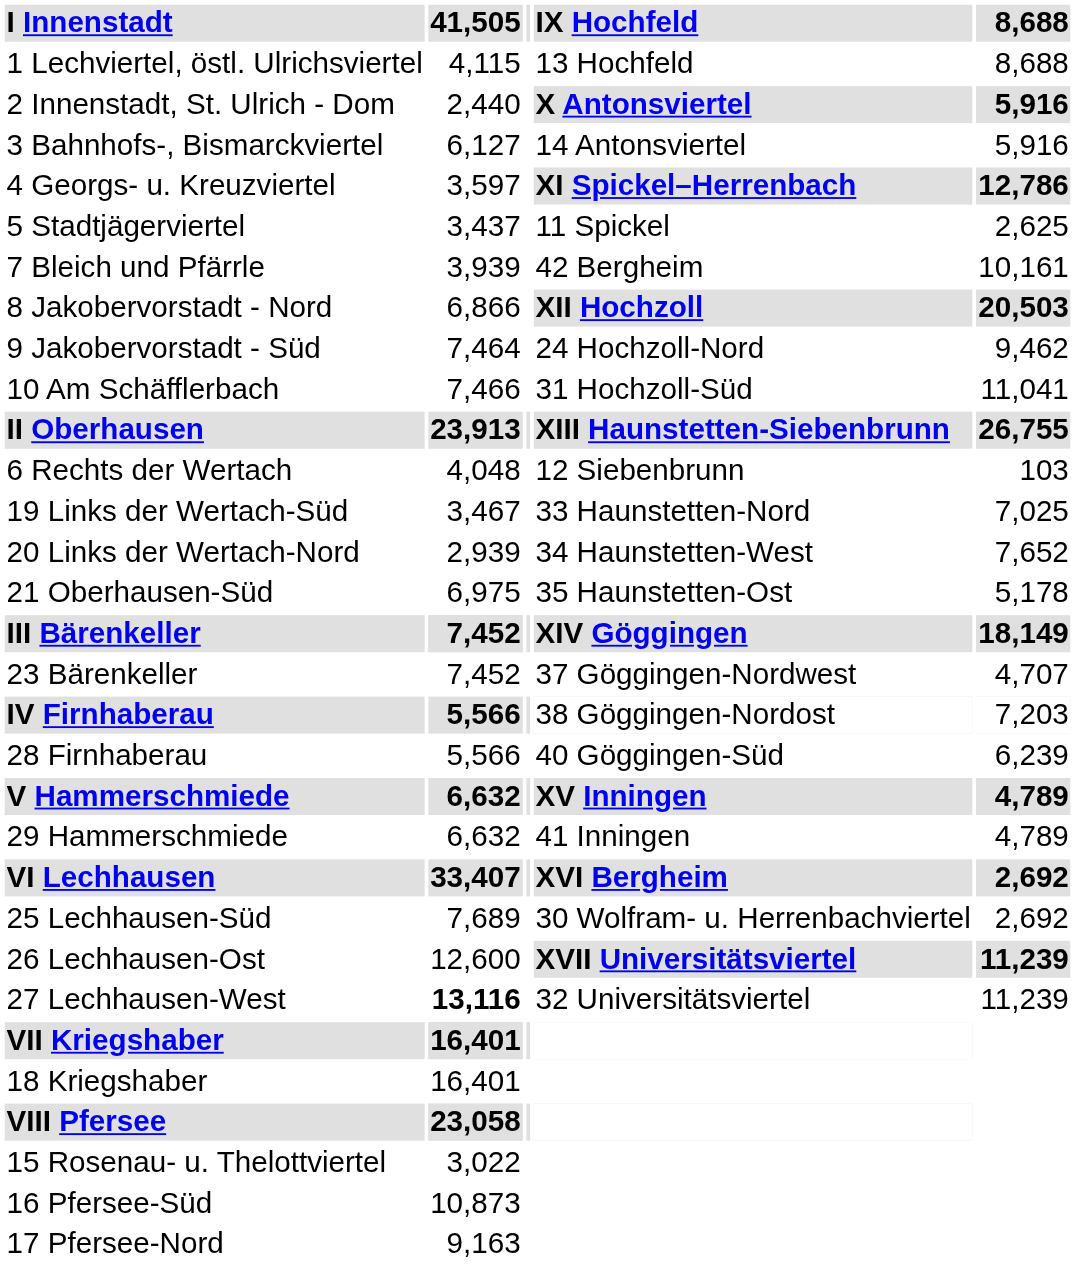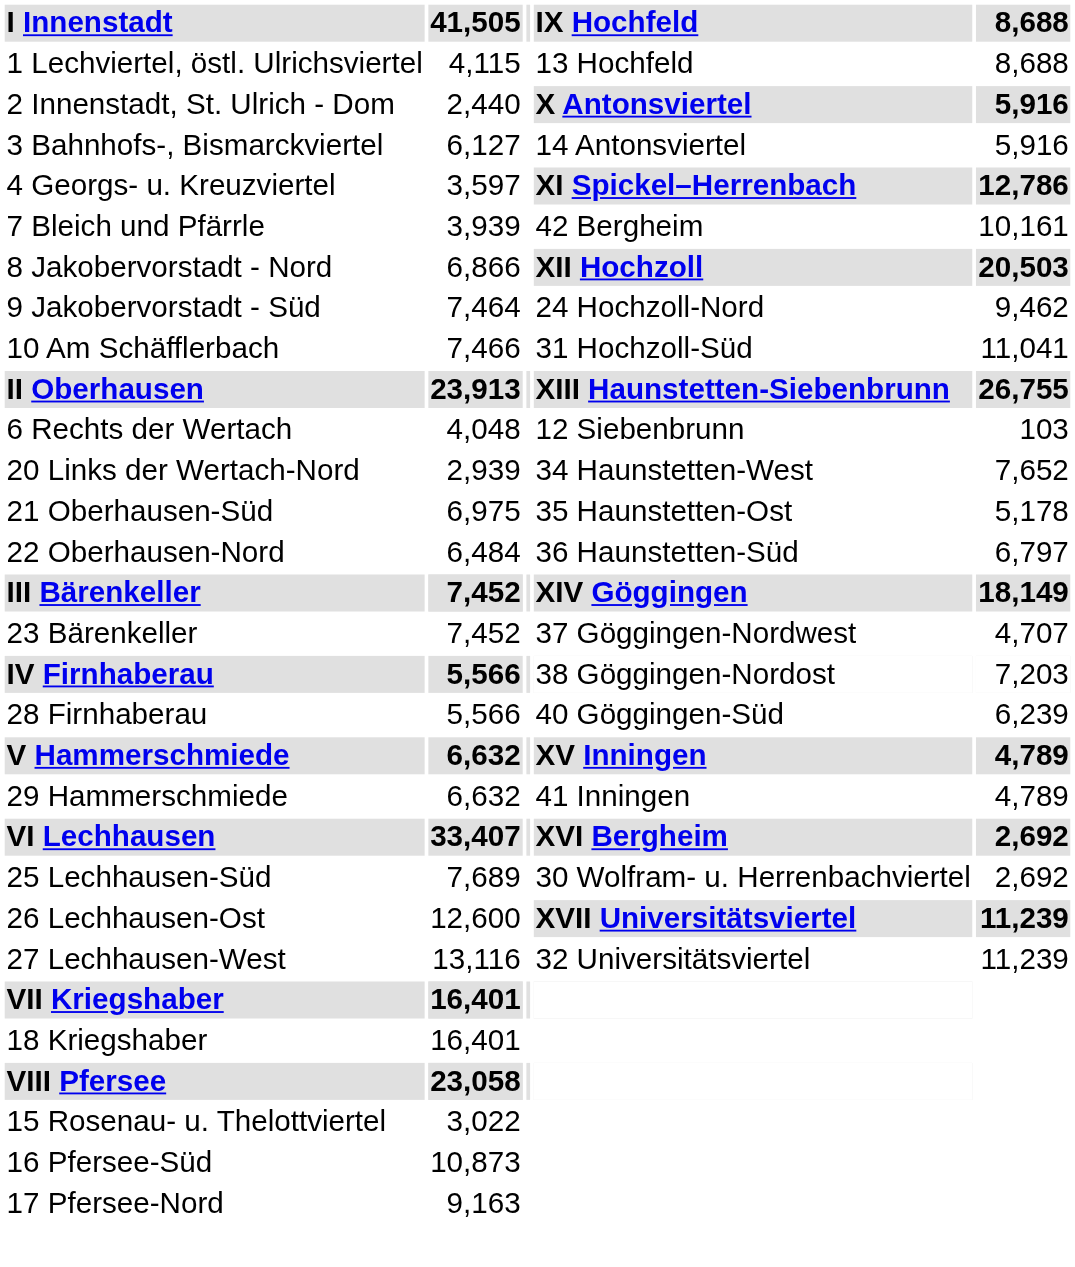- row: (126, 226)
- row: (177, 511)
+ row: (146, 551)
(476, 999) bold -> (477, 958) normal
